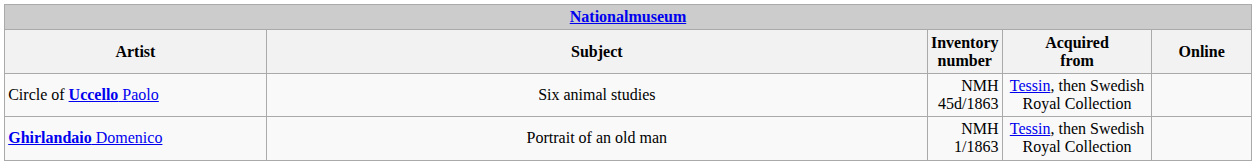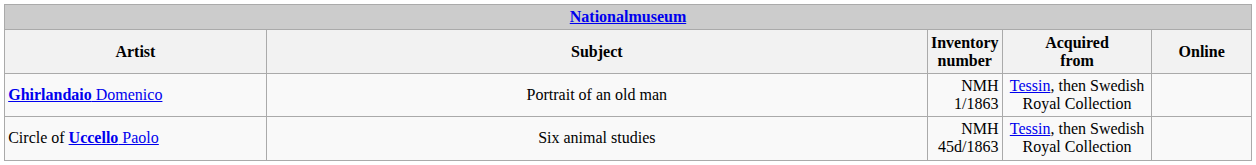rows swapped: (85, 138) <-> (84, 94)
